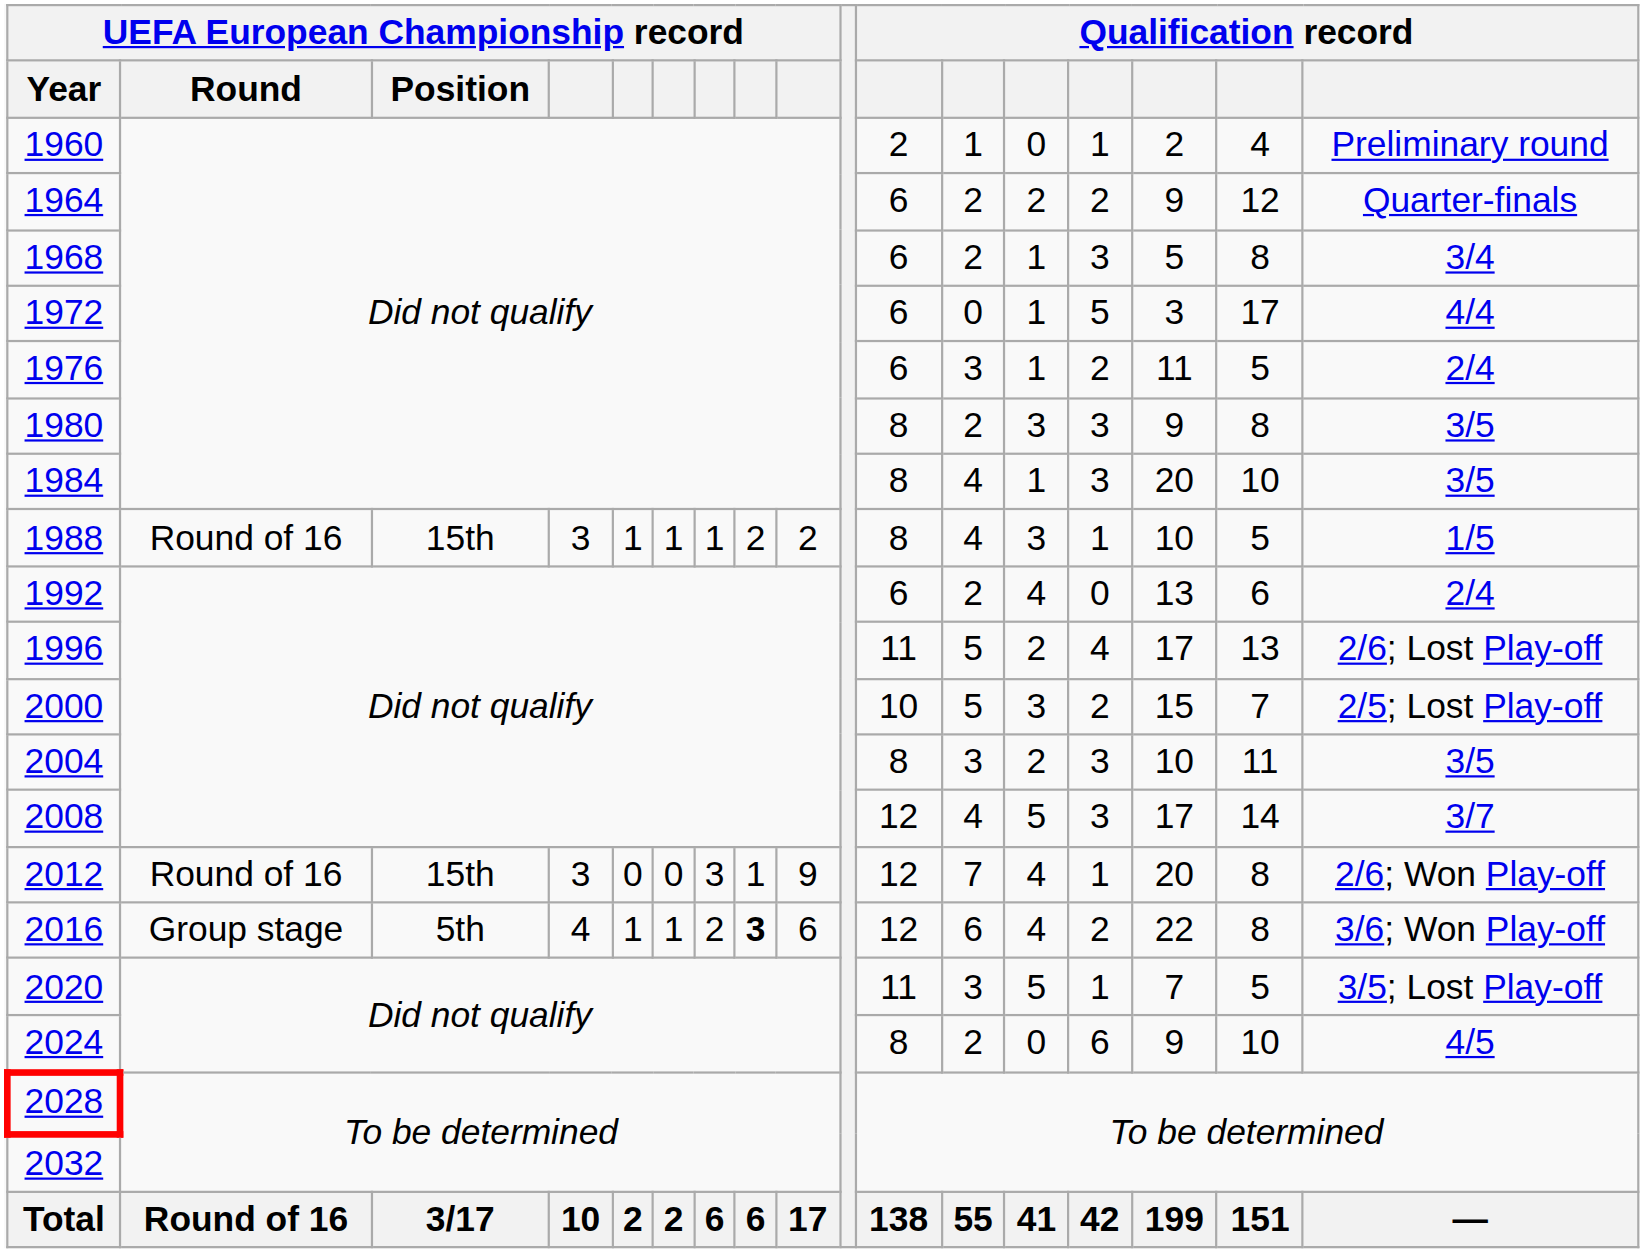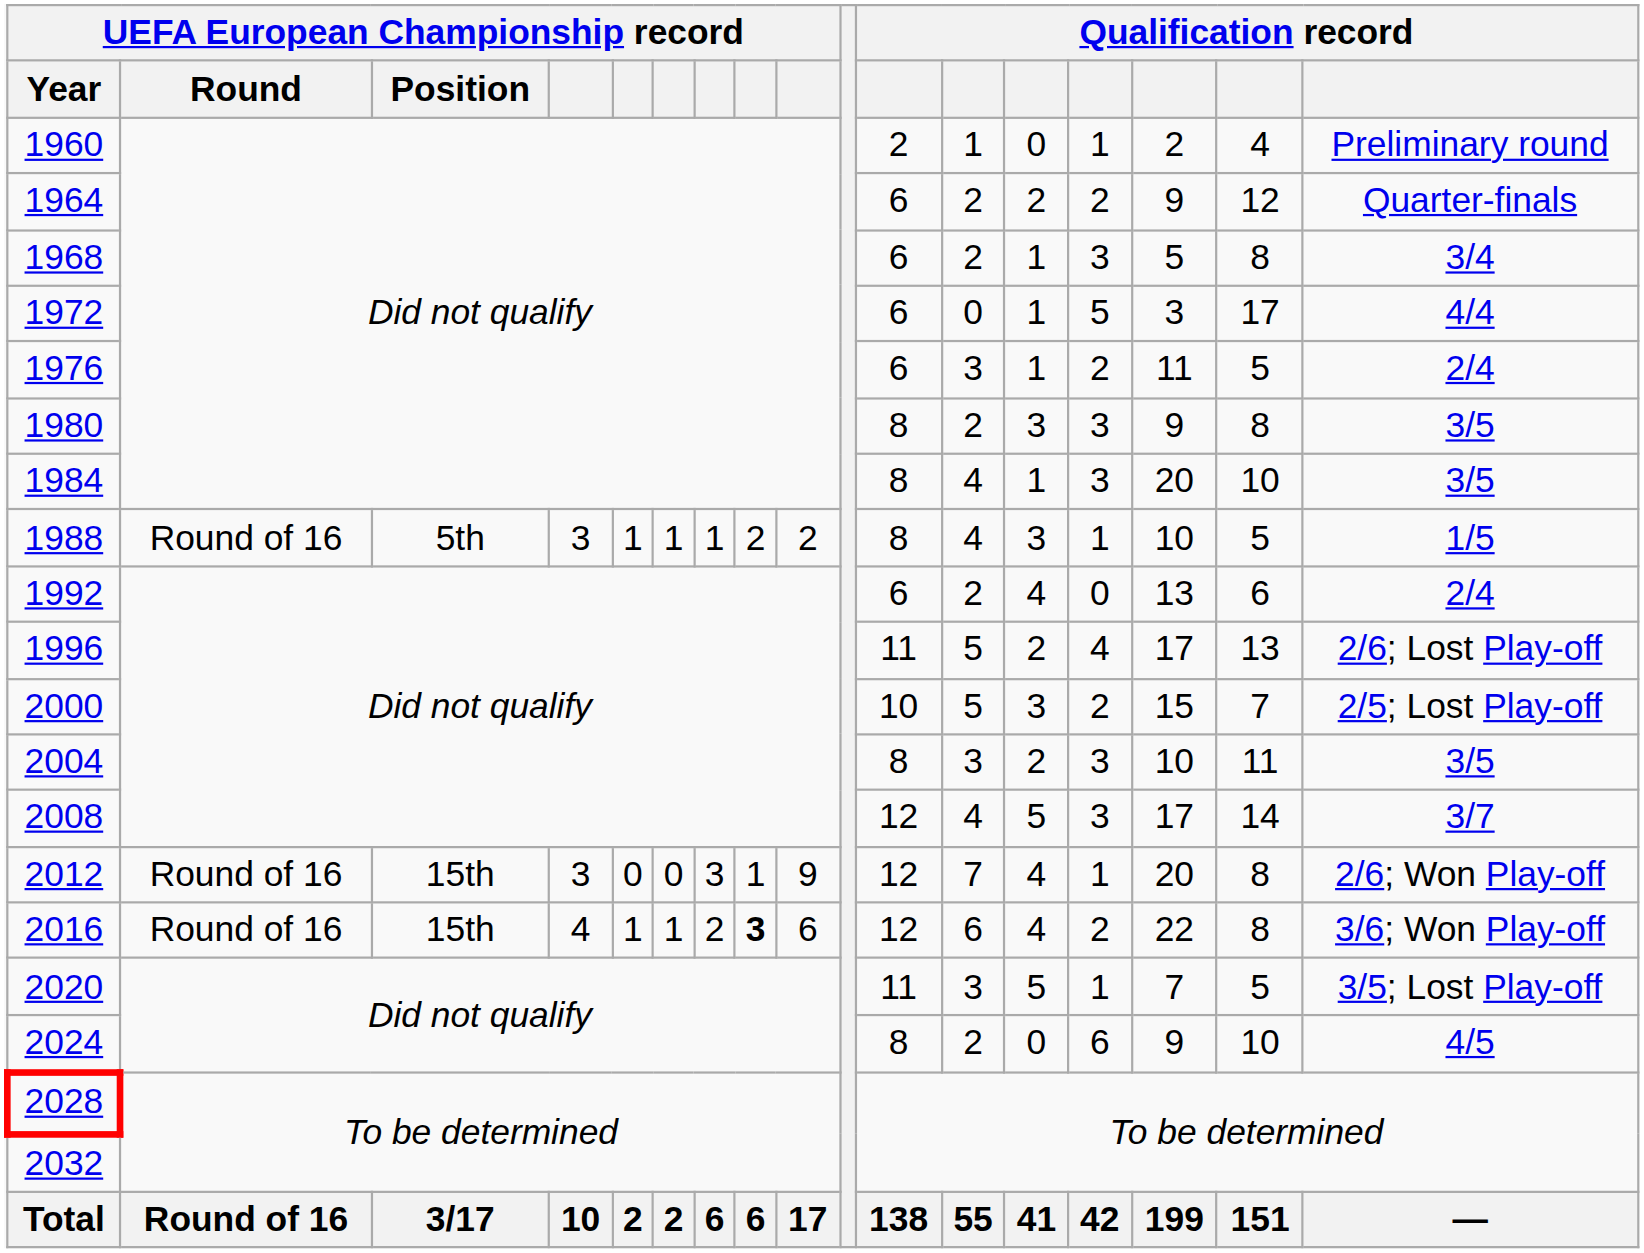(460, 537) 15th -> (460, 537) 5th
(246, 929) Group stage -> (246, 929) Round of 16
(460, 929) 5th -> (460, 929) 15th
